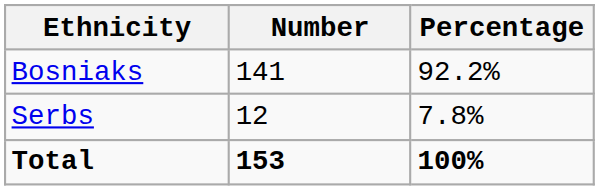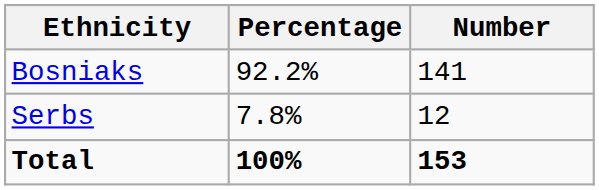columns swapped: (320, 27) <-> (502, 27)
